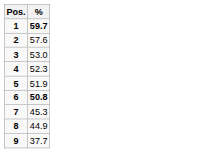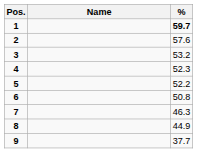+ column: (99, 12)
(39, 55) 53.0 -> (182, 55) 53.2
(39, 84) 51.9 -> (182, 84) 52.2
(39, 98) bold -> (182, 98) normal
(39, 112) 45.3 -> (182, 112) 46.3
